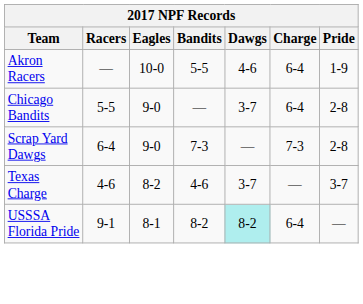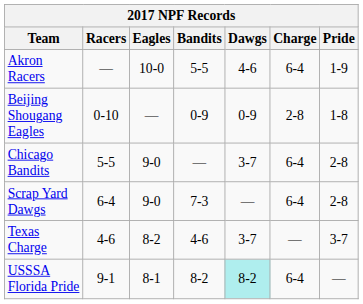+ row: (35, 116)
(295, 146) 7-3 -> (295, 201) 6-4
